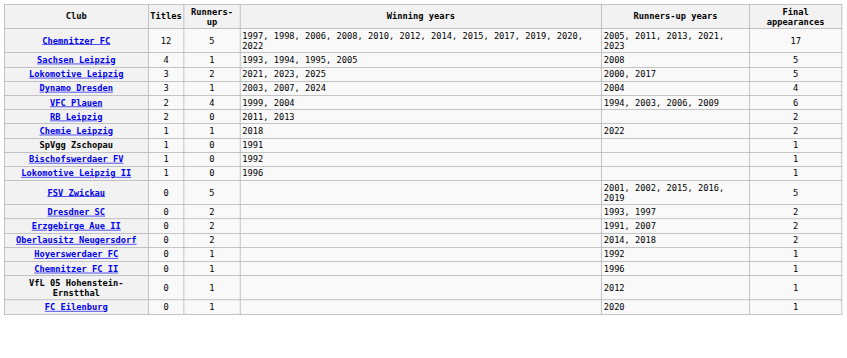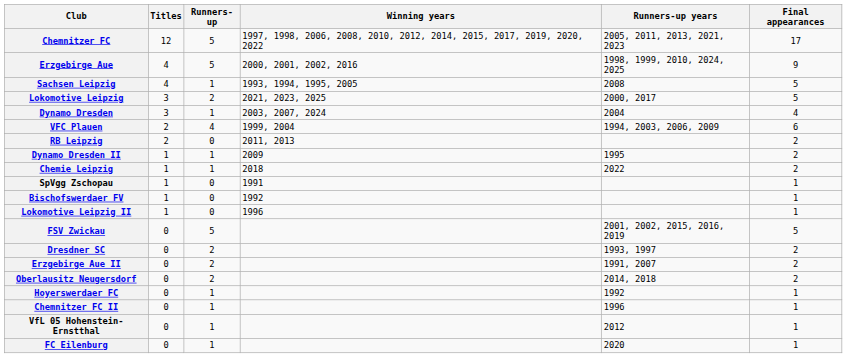+ row: (76, 65)
+ row: (76, 155)
